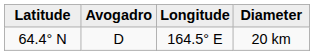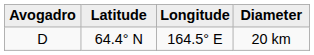columns swapped: (119, 15) <-> (43, 15)
